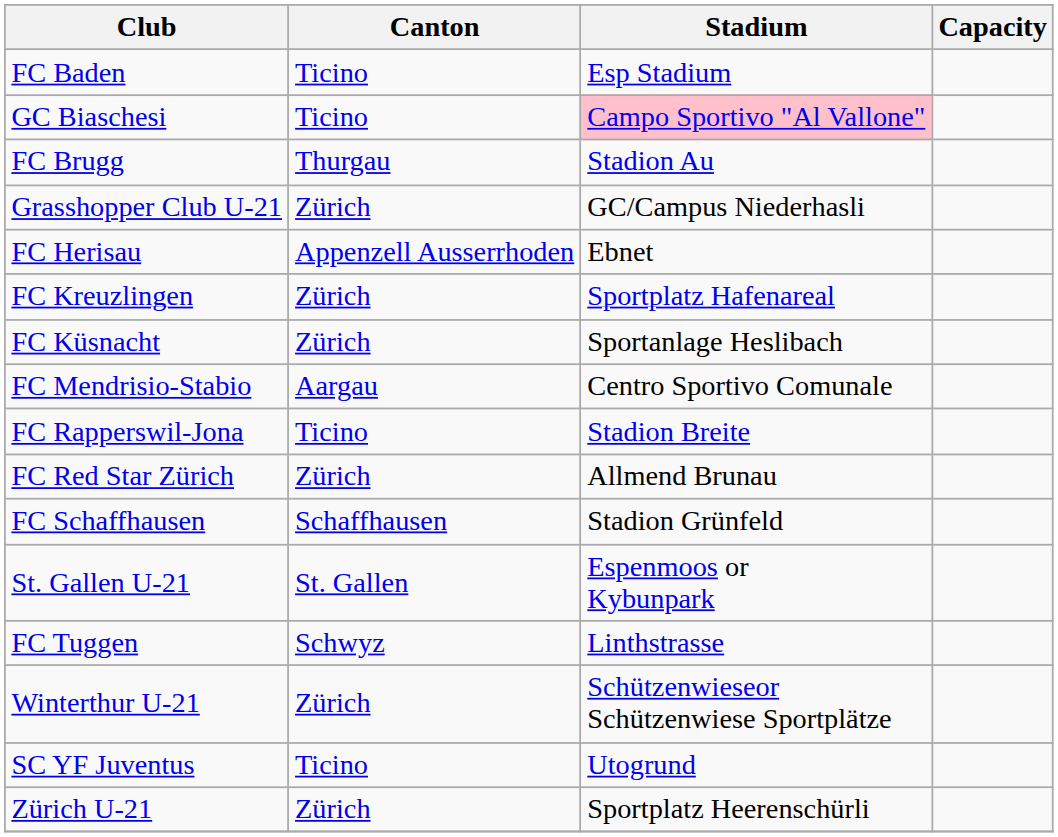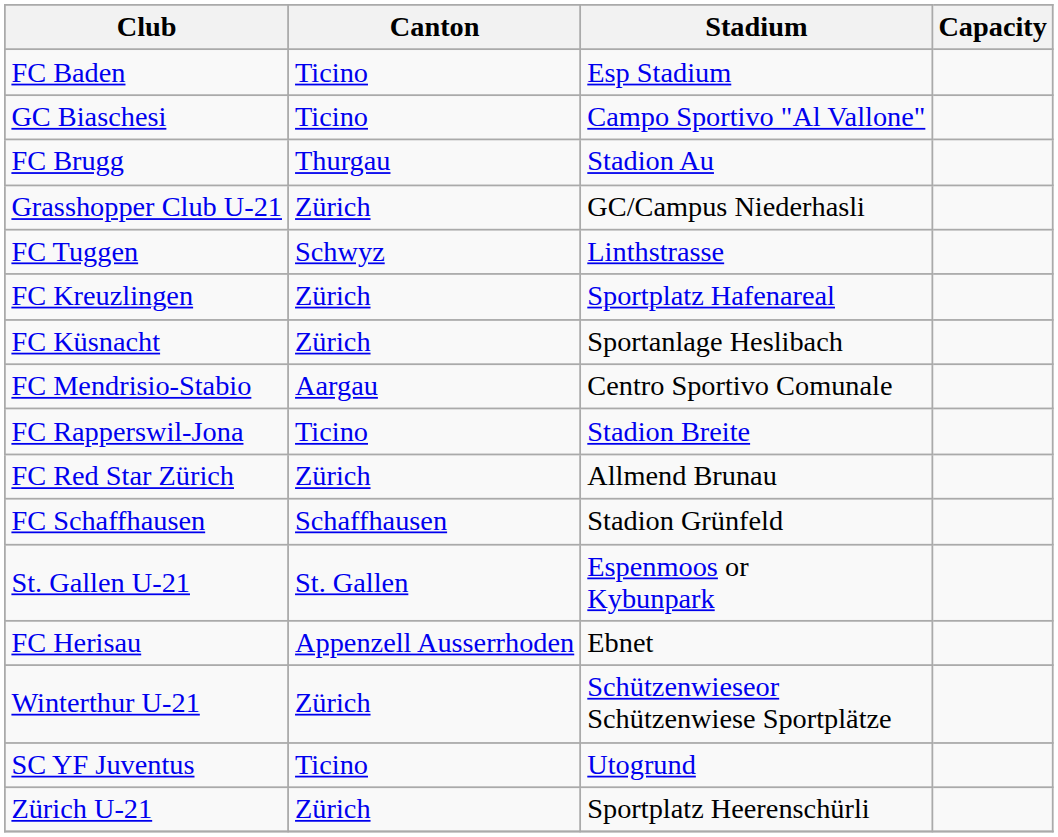(756, 116) pink background -> (756, 116) no background
rows swapped: (76, 251) <-> (75, 642)
